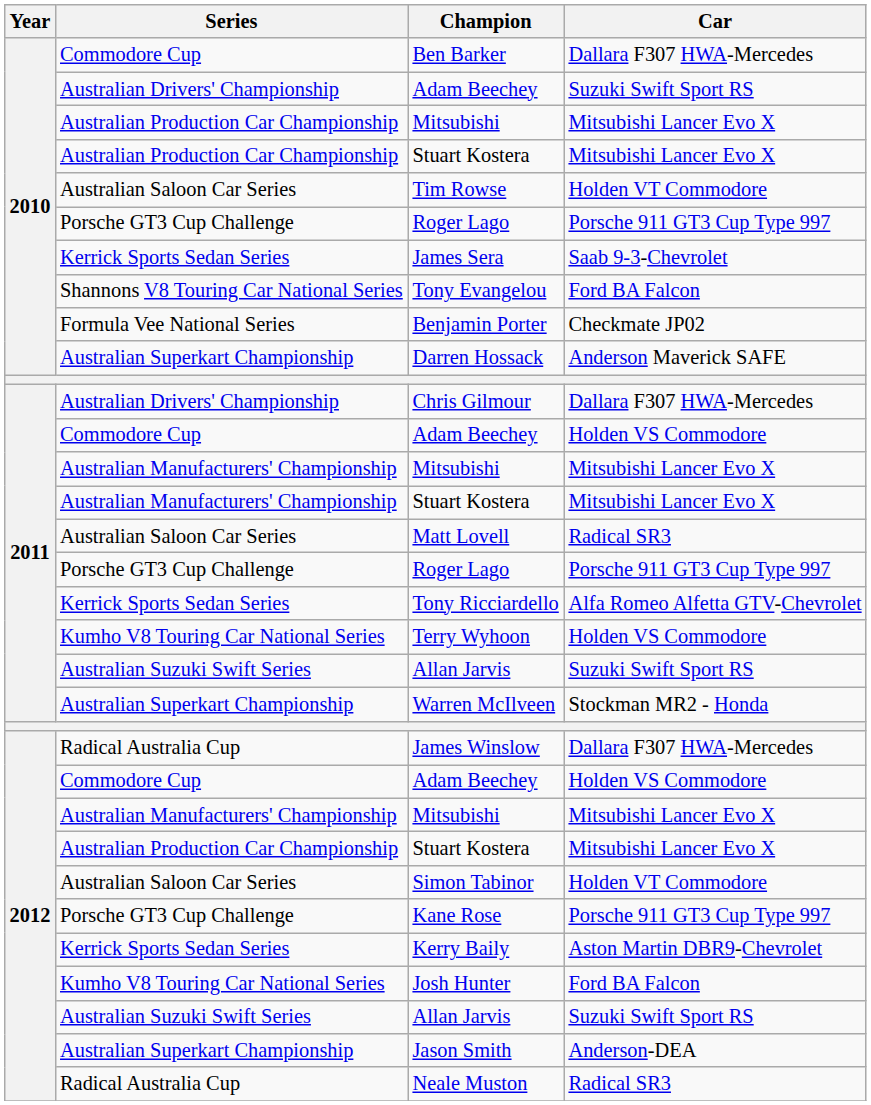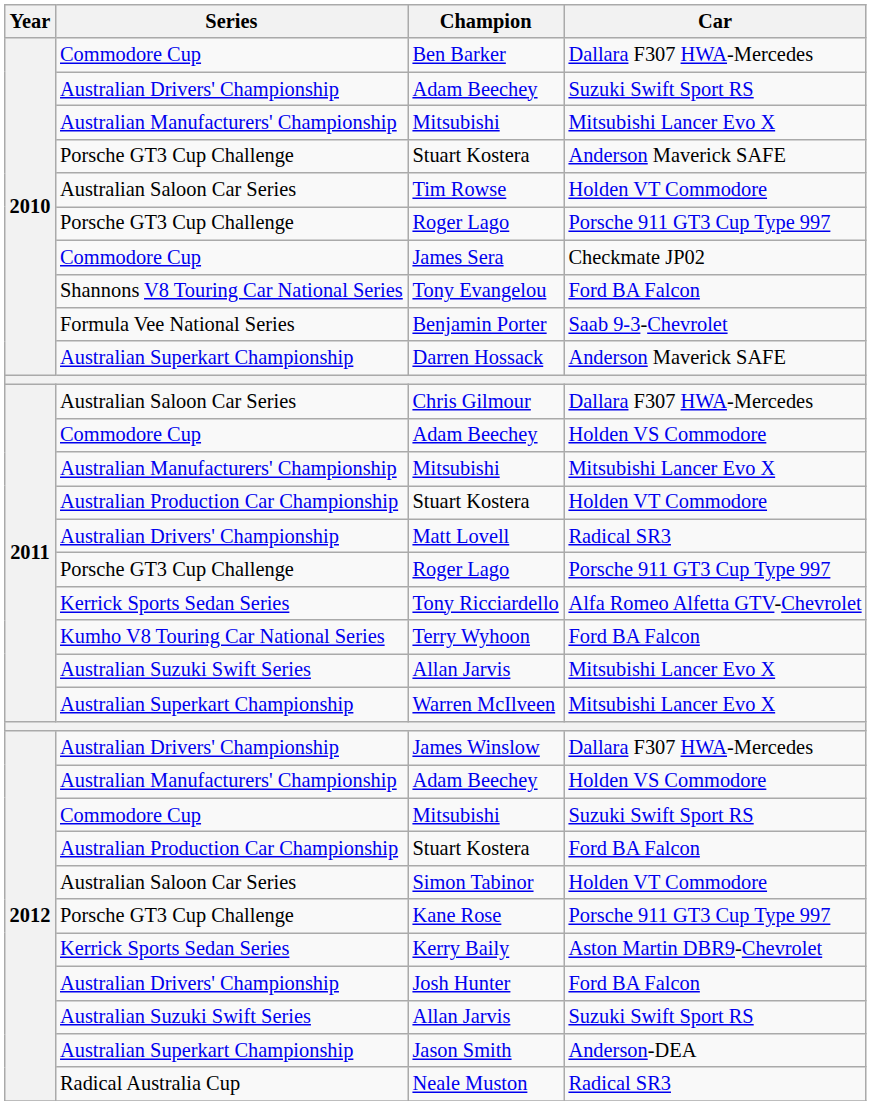(229, 121) Australian Production Car Championship -> (228, 121) Australian Manufacturers' Championship
(229, 155) Australian Production Car Championship -> (177, 155) Porsche GT3 Cup Challenge
(672, 155) Mitsubishi Lancer Evo X -> (677, 155) Anderson Maverick SAFE
(175, 256) Kerrick Sports Sedan Series -> (131, 256) Commodore Cup
(648, 256) Saab 9-3-Chevrolet -> (637, 256) Checkmate JP02
(637, 323) Checkmate JP02 -> (648, 323) Saab 9-3-Chevrolet
(199, 400) Australian Drivers' Championship -> (178, 400) Australian Saloon Car Series
(228, 501) Australian Manufacturers' Championship -> (229, 501) Australian Production Car Championship
(672, 501) Mitsubishi Lancer Evo X -> (668, 501) Holden VT Commodore
(178, 535) Australian Saloon Car Series -> (199, 535) Australian Drivers' Championship
(667, 636) Holden VS Commodore -> (634, 636) Ford BA Falcon
(661, 670) Suzuki Swift Sport RS -> (672, 670) Mitsubishi Lancer Evo X
(668, 703) Stockman MR2 - Honda -> (672, 703) Mitsubishi Lancer Evo X
(150, 747) Radical Australia Cup -> (199, 747) Australian Drivers' Championship
(131, 780) Commodore Cup -> (228, 780) Australian Manufacturers' Championship
(228, 814) Australian Manufacturers' Championship -> (131, 814) Commodore Cup
(672, 814) Mitsubishi Lancer Evo X -> (661, 814) Suzuki Swift Sport RS
(672, 847) Mitsubishi Lancer Evo X -> (634, 847) Ford BA Falcon
(222, 982) Kumho V8 Touring Car National Series -> (199, 982) Australian Drivers' Championship
